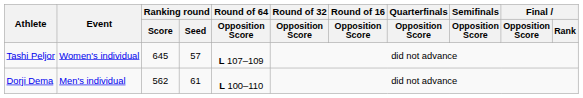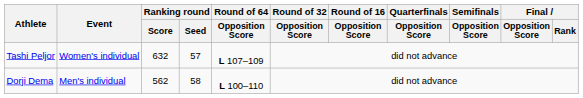(160, 56) 645 -> (160, 56) 632
(195, 81) 61 -> (195, 81) 58
